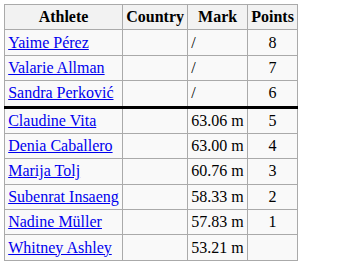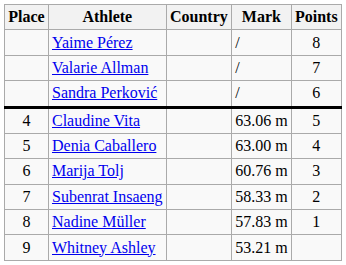+ column: (26, 17)
